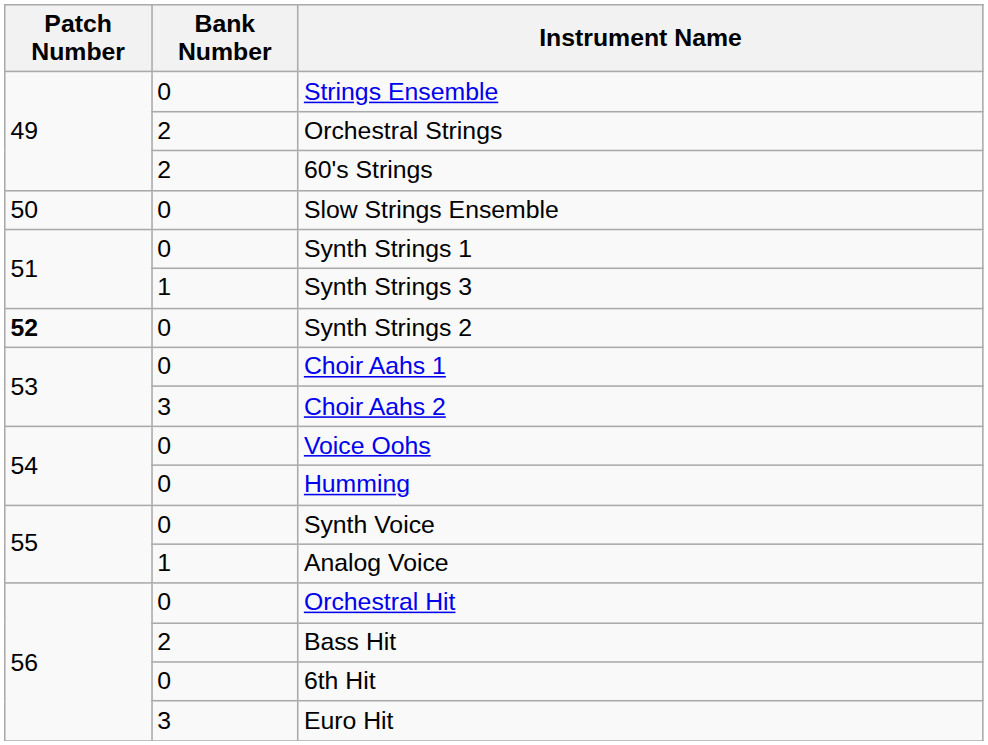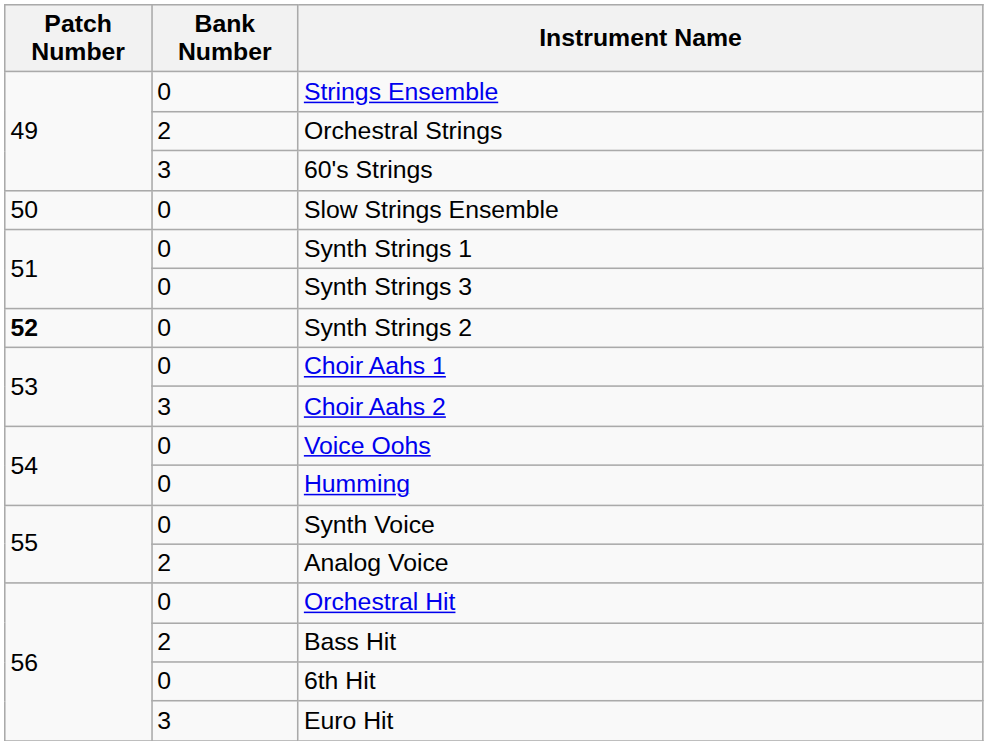(164, 170) 2 -> (164, 170) 3
(164, 288) 1 -> (164, 288) 0
(164, 563) 1 -> (164, 563) 2
